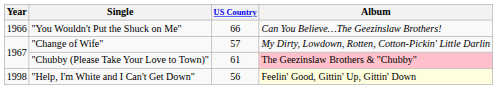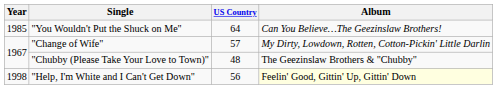(17, 28) 1966 -> (17, 28) 1985
(235, 28) 66 -> (235, 28) 64
(235, 60) 61 -> (235, 60) 48
(339, 60) pink background -> (339, 60) no background
